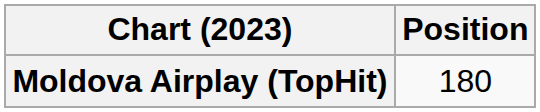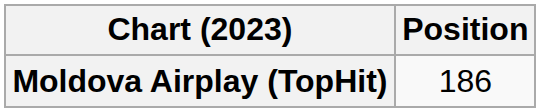(465, 80) 180 -> (465, 80) 186
